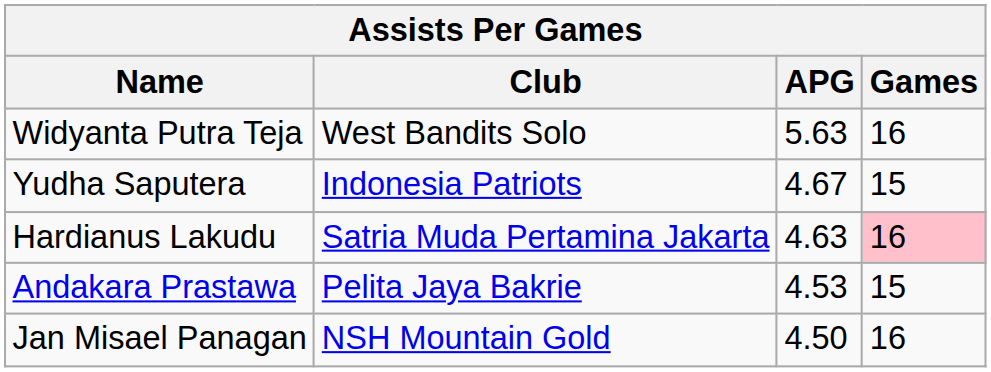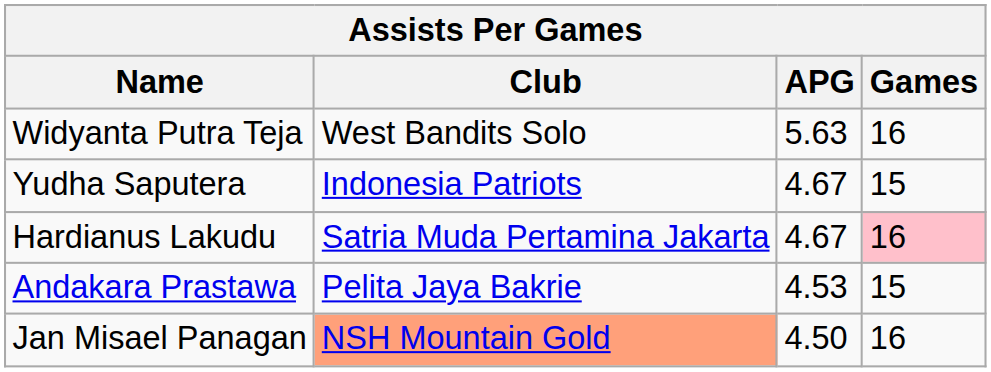(816, 236) 4.63 -> (816, 236) 4.67
(466, 339) no background -> (466, 339) lightsalmon background
